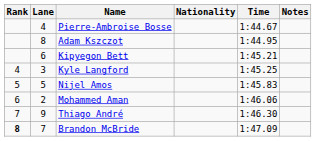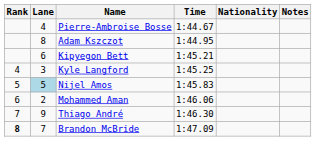columns swapped: (206, 12) <-> (258, 12)
(43, 85) no background -> (43, 85) lightblue background
